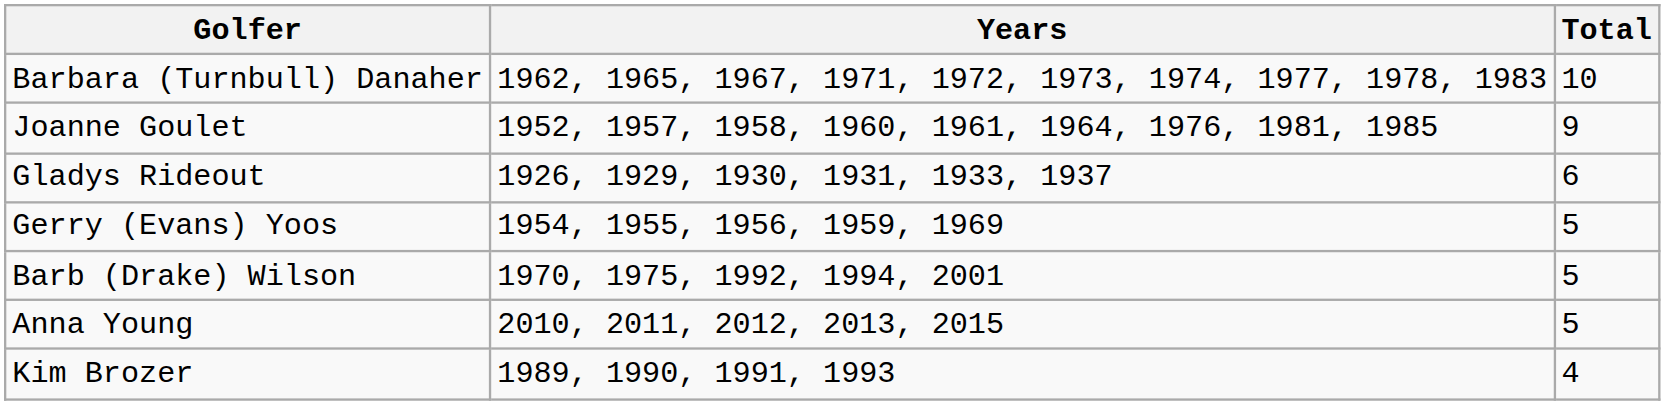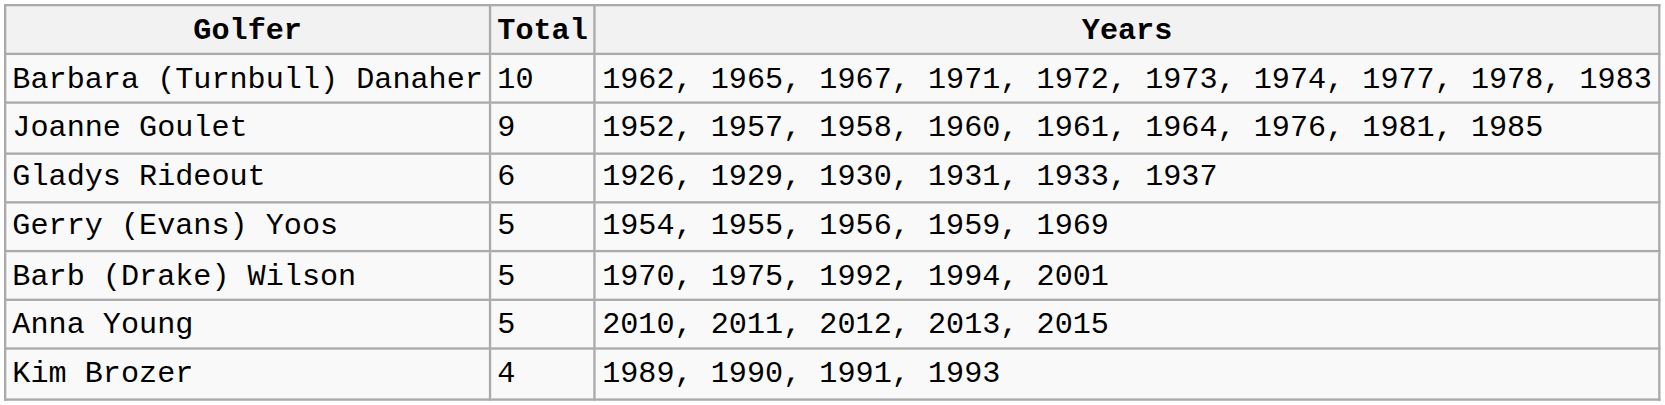columns swapped: (1607, 30) <-> (1022, 30)
